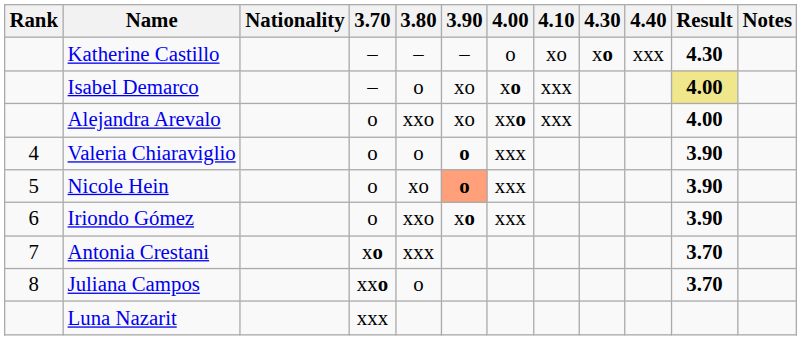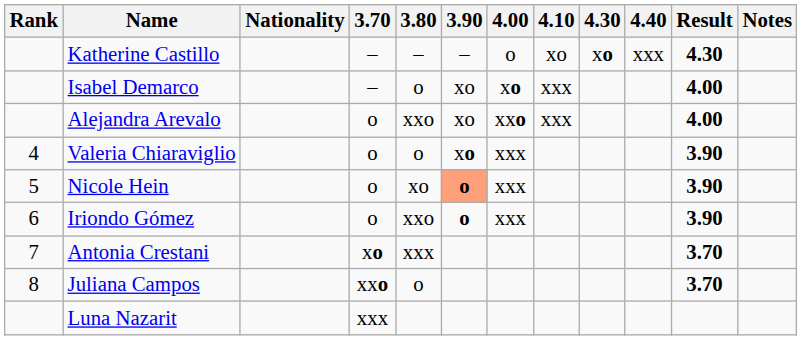(704, 86) khaki background -> (704, 86) no background
(464, 152) o -> (464, 152) xo
(464, 218) xo -> (464, 218) o
